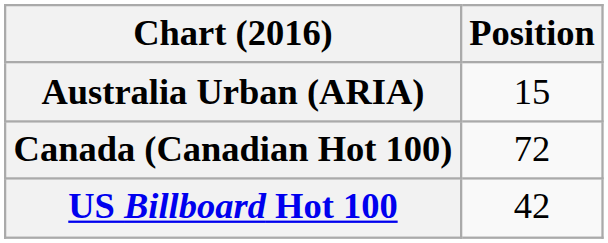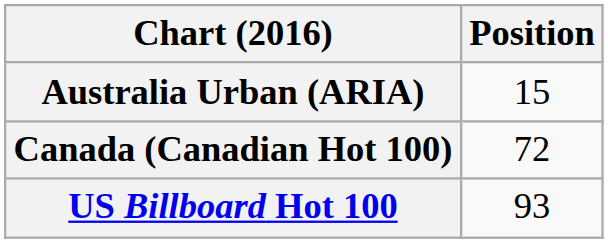(532, 206) 42 -> (532, 206) 93
